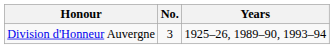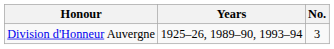columns swapped: (170, 14) <-> (255, 14)
